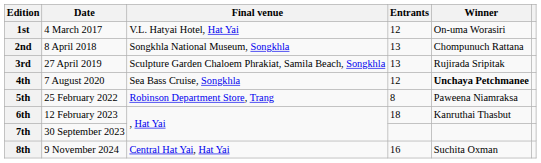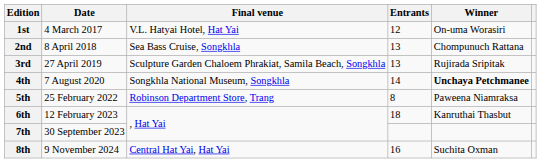(209, 47) Songkhla National Museum, Songkhla -> (185, 47) Sea Bass Cruise, Songkhla
(185, 81) Sea Bass Cruise, Songkhla -> (209, 81) Songkhla National Museum, Songkhla
(395, 81) 12 -> (395, 81) 14
